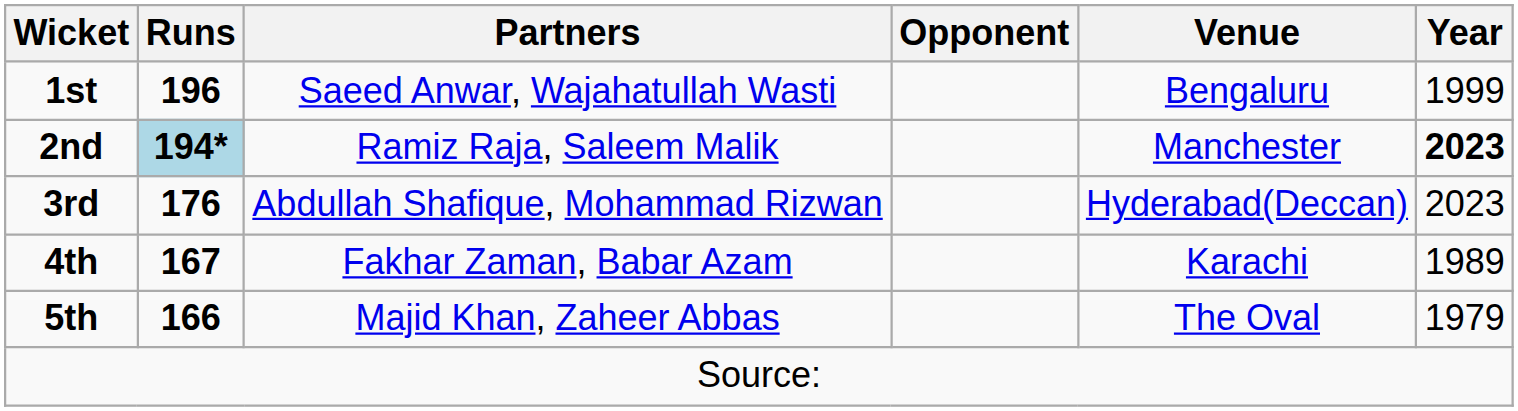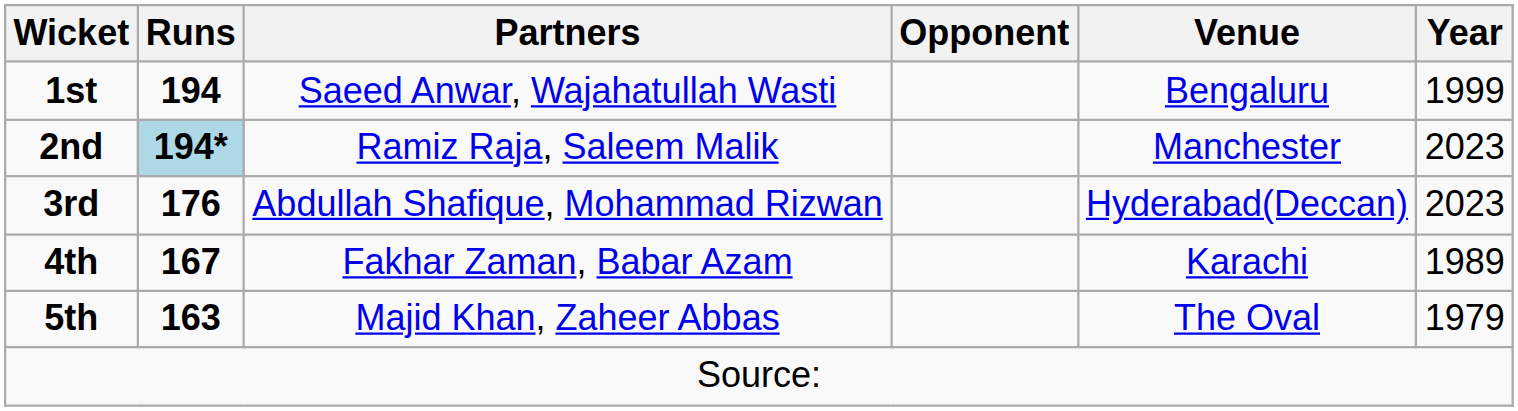(191, 90) 196 -> (191, 90) 194
(1465, 147) bold -> (1465, 147) normal
(191, 318) 166 -> (191, 318) 163
